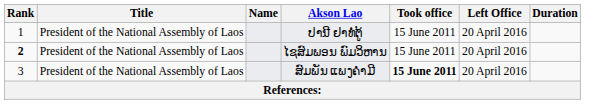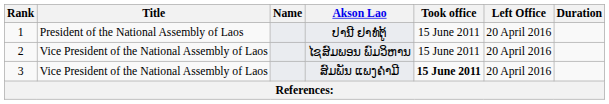(21, 51) bold -> (21, 51) normal
(142, 51) President of the National Assembly of Laos -> (154, 51) Vice President of the National Assembly of Laos
(142, 71) President of the National Assembly of Laos -> (154, 71) Vice President of the National Assembly of Laos
